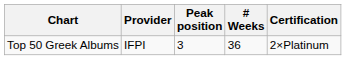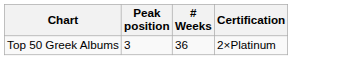- column: (148, 20)
